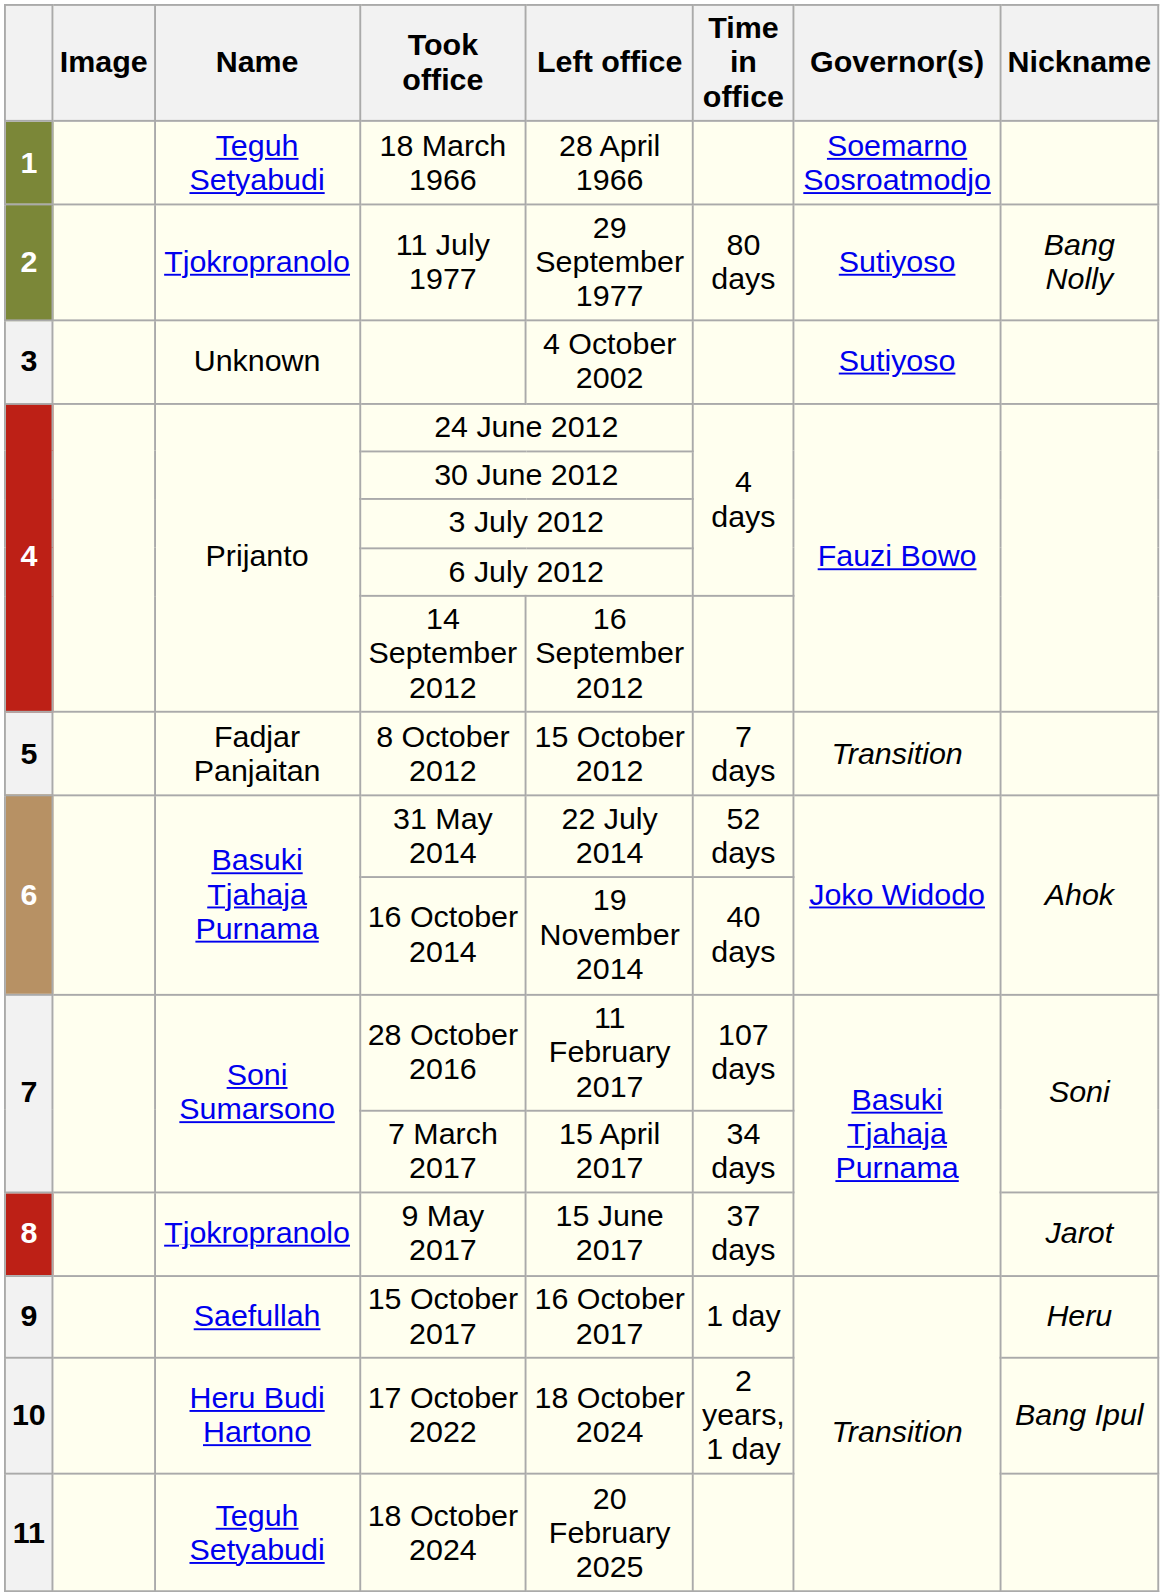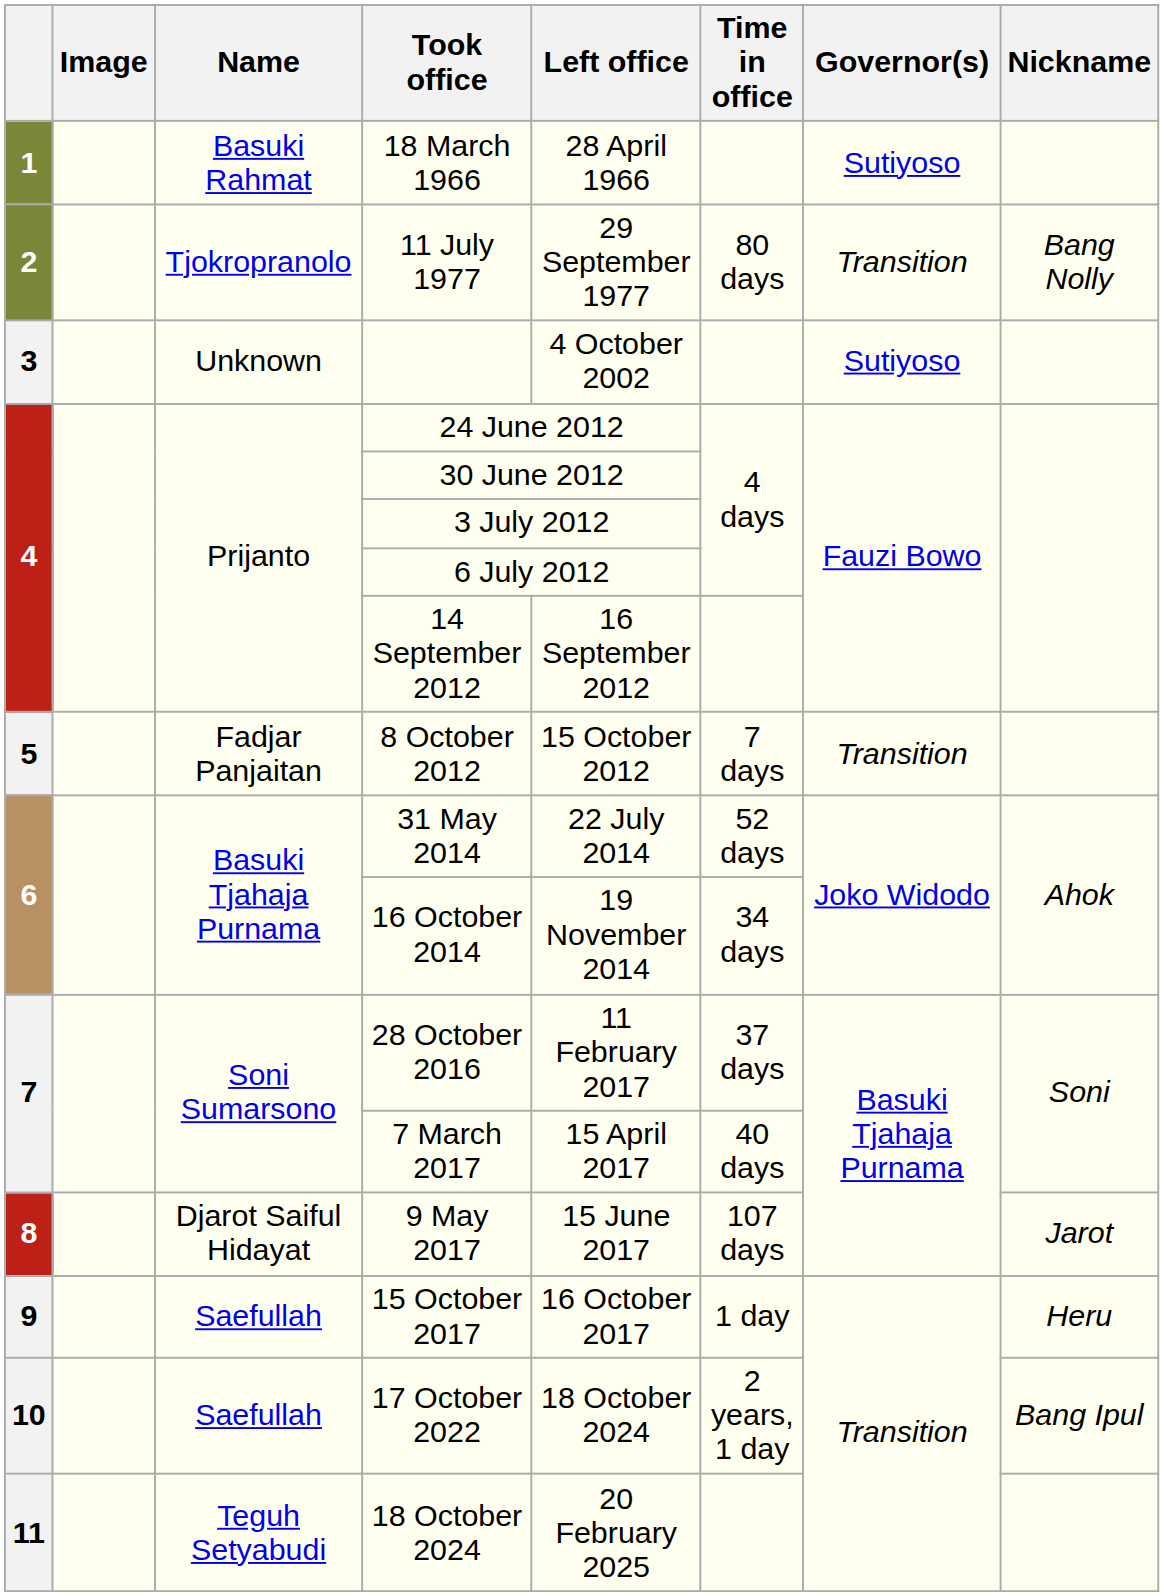(257, 162) Teguh Setyabudi -> (259, 162) Basuki Rahmat
(897, 162) Soemarno Sosroatmodjo -> (902, 162) Sutiyoso
(897, 261) Sutiyoso -> (902, 261) Transition
(743, 935) 40 days -> (752, 935) 34 days
(743, 1051) 107 days -> (752, 1051) 37 days
(743, 1151) 34 days -> (752, 1151) 40 days
(257, 1233) Tjokropranolo -> (259, 1233) Djarot Saiful Hidayat
(743, 1233) 37 days -> (752, 1233) 107 days
(257, 1415) Heru Budi Hartono -> (259, 1415) Saefullah
